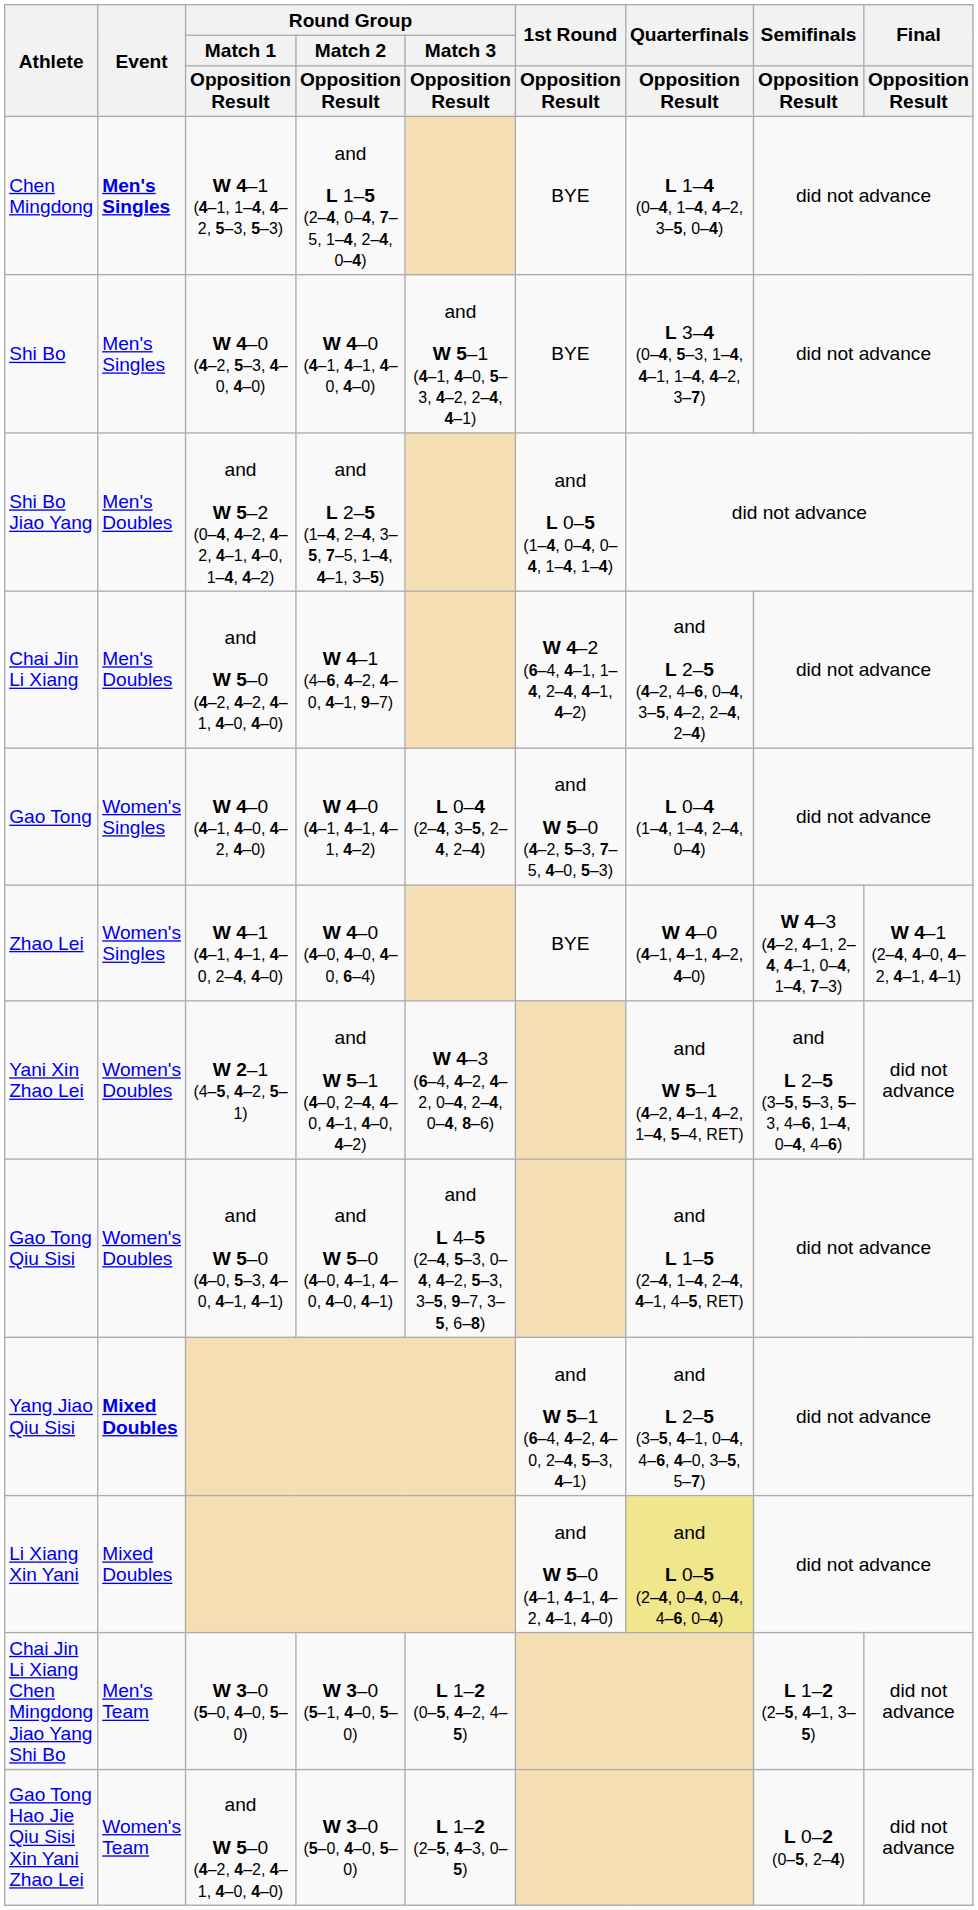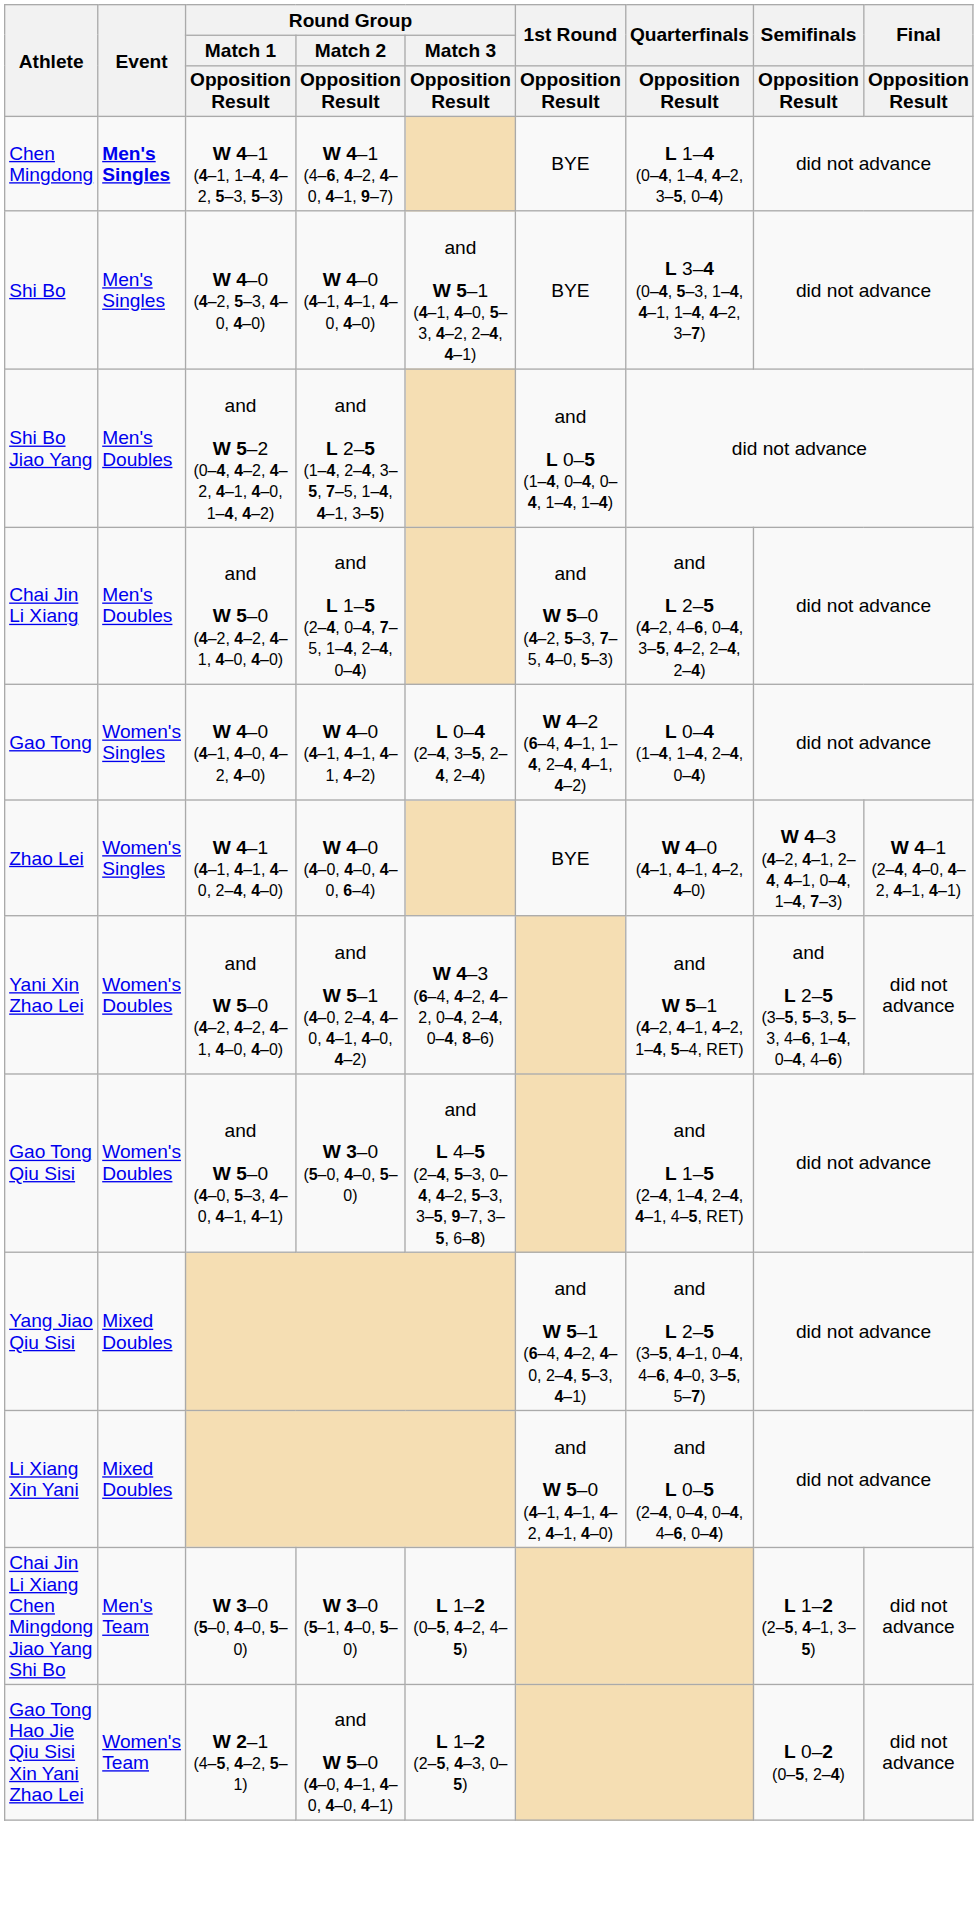(350, 207) and L 1–5 (2–4, 0–4, 7–5, 1–4, 2–4, 0–4) -> (350, 175) W 4–1 (4–6, 4–2, 4–0, 4–1, 9–7)
(350, 681) W 4–1 (4–6, 4–2, 4–0, 4–1, 9–7) -> (350, 617) and L 1–5 (2–4, 0–4, 7–5, 1–4, 2–4, 0–4)
(570, 681) W 4–2 (6–4, 4–1, 1–4, 2–4, 4–1, 4–2) -> (570, 617) and W 5–0 (4–2, 5–3, 7–5, 4–0, 5–3)
(570, 828) and W 5–0 (4–2, 5–3, 7–5, 4–0, 5–3) -> (570, 753) W 4–2 (6–4, 4–1, 1–4, 2–4, 4–1, 4–2)
(240, 1091) W 2–1 (4–5, 4–2, 5–1) -> (240, 1005) and W 5–0 (4–2, 4–2, 4–1, 4–0, 4–0)
(350, 1259) and W 5–0 (4–0, 4–1, 4–0, 4–0, 4–1) -> (350, 1174) W 3–0 (5–0, 4–0, 5–0)
(140, 1417) bold -> (137, 1332) normal
(689, 1575) khaki background -> (689, 1490) no background
(240, 1848) and W 5–0 (4–2, 4–2, 4–1, 4–0, 4–0) -> (240, 1763) W 2–1 (4–5, 4–2, 5–1)
(350, 1848) W 3–0 (5–0, 4–0, 5–0) -> (350, 1763) and W 5–0 (4–0, 4–1, 4–0, 4–0, 4–1)
